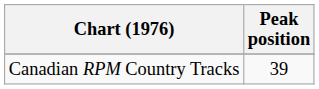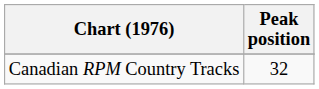(279, 68) 39 -> (279, 68) 32
